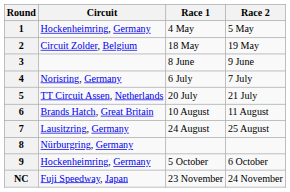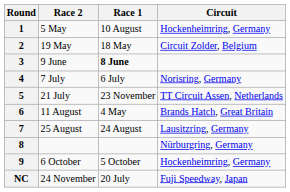columns swapped: (102, 12) <-> (255, 12)
(181, 28) 4 May -> (121, 28) 10 August
(181, 62) normal -> (115, 62) bold
(183, 95) 20 July -> (128, 95) 23 November
(189, 112) 10 August -> (113, 112) 4 May
(196, 178) 23 November -> (115, 178) 20 July
